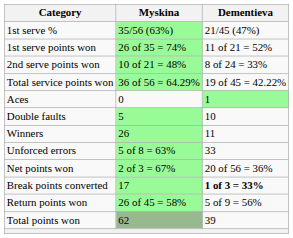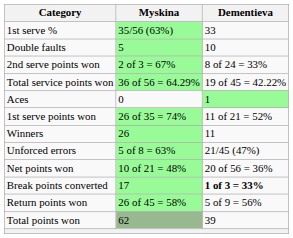(232, 30) 21/45 (47%) -> (210, 30) 33
rows swapped: (51, 47) <-> (36, 116)
(152, 64) 10 of 21 = 48% -> (147, 64) 2 of 3 = 67%
(210, 151) 33 -> (232, 151) 21/45 (47%)
(147, 168) 2 of 3 = 67% -> (152, 168) 10 of 21 = 48%
